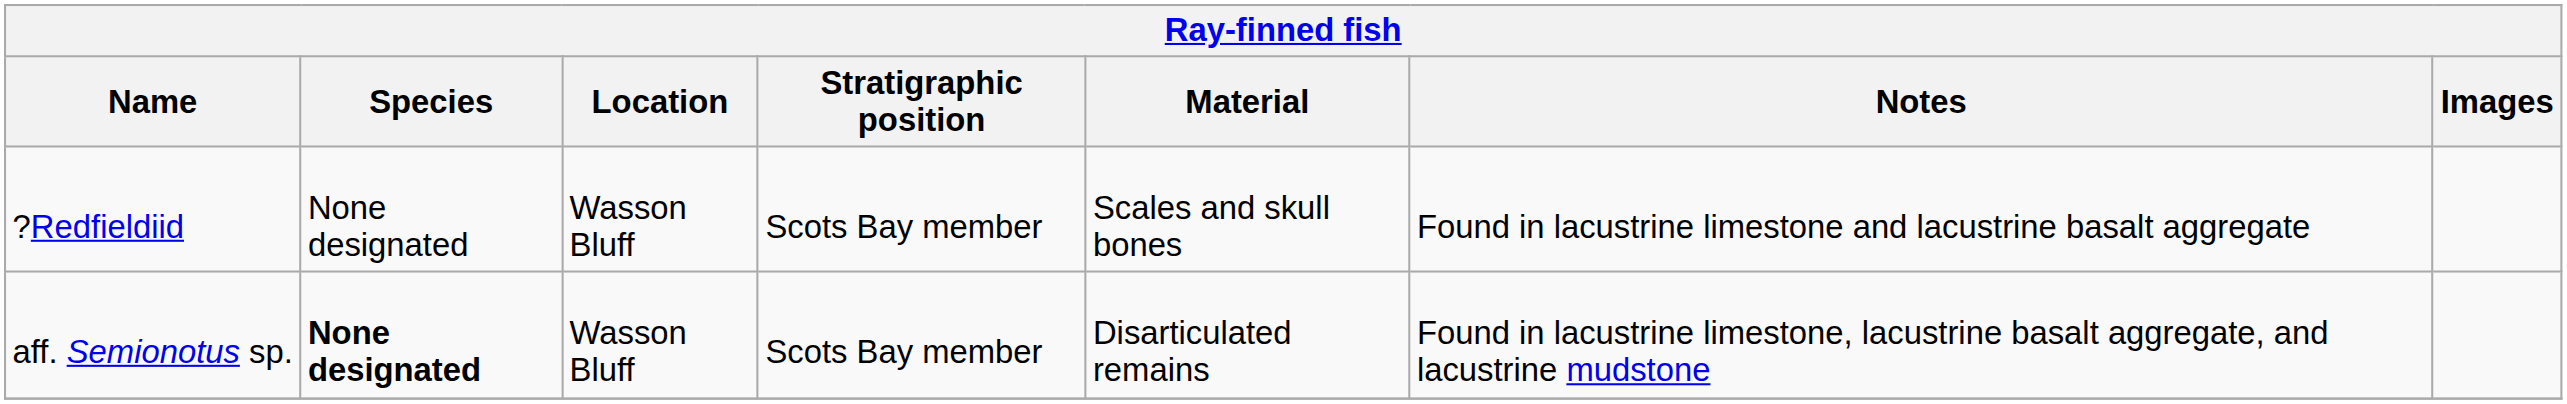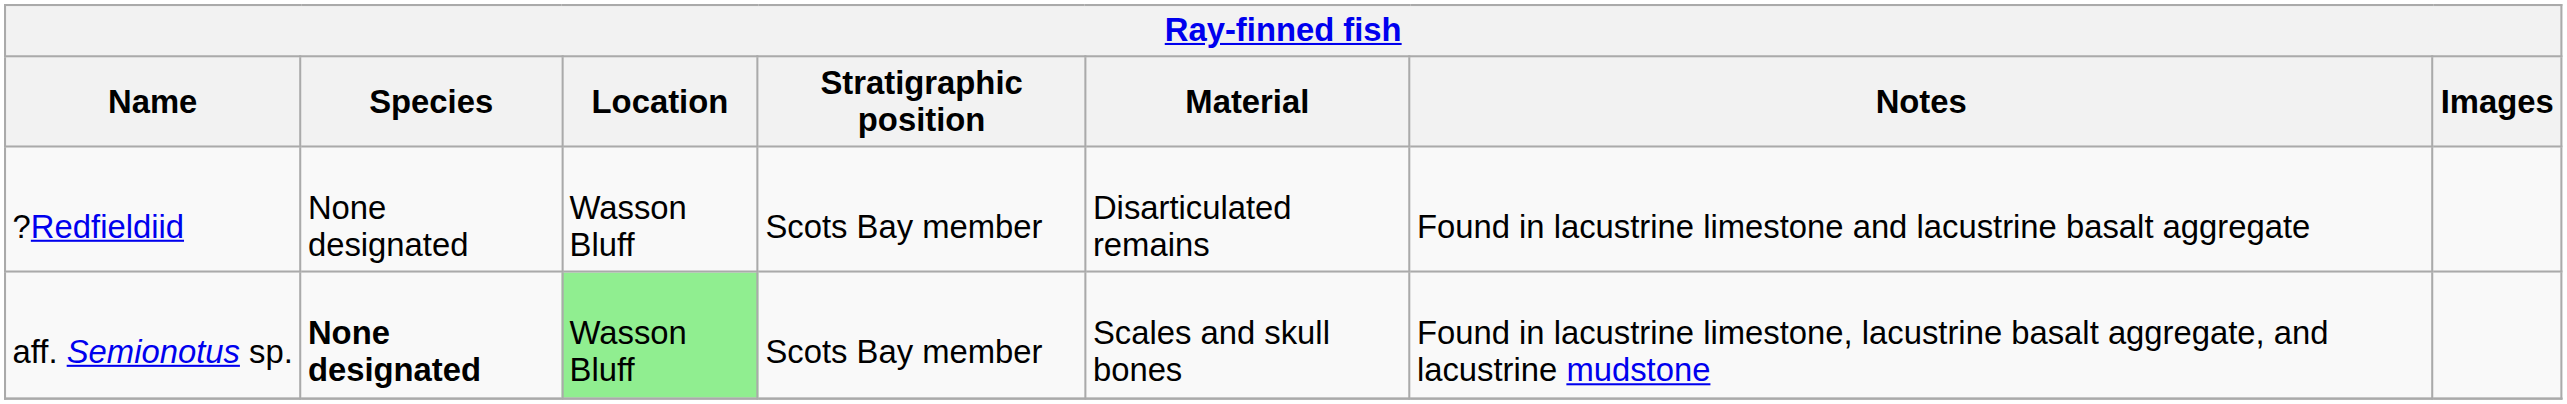(1211, 226) Scales and skull bones -> (1192, 226) Disarticulated remains
(628, 352) no background -> (628, 352) lightgreen background
(1192, 352) Disarticulated remains -> (1211, 352) Scales and skull bones
